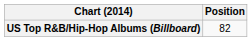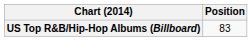(225, 28) 82 -> (225, 28) 83
